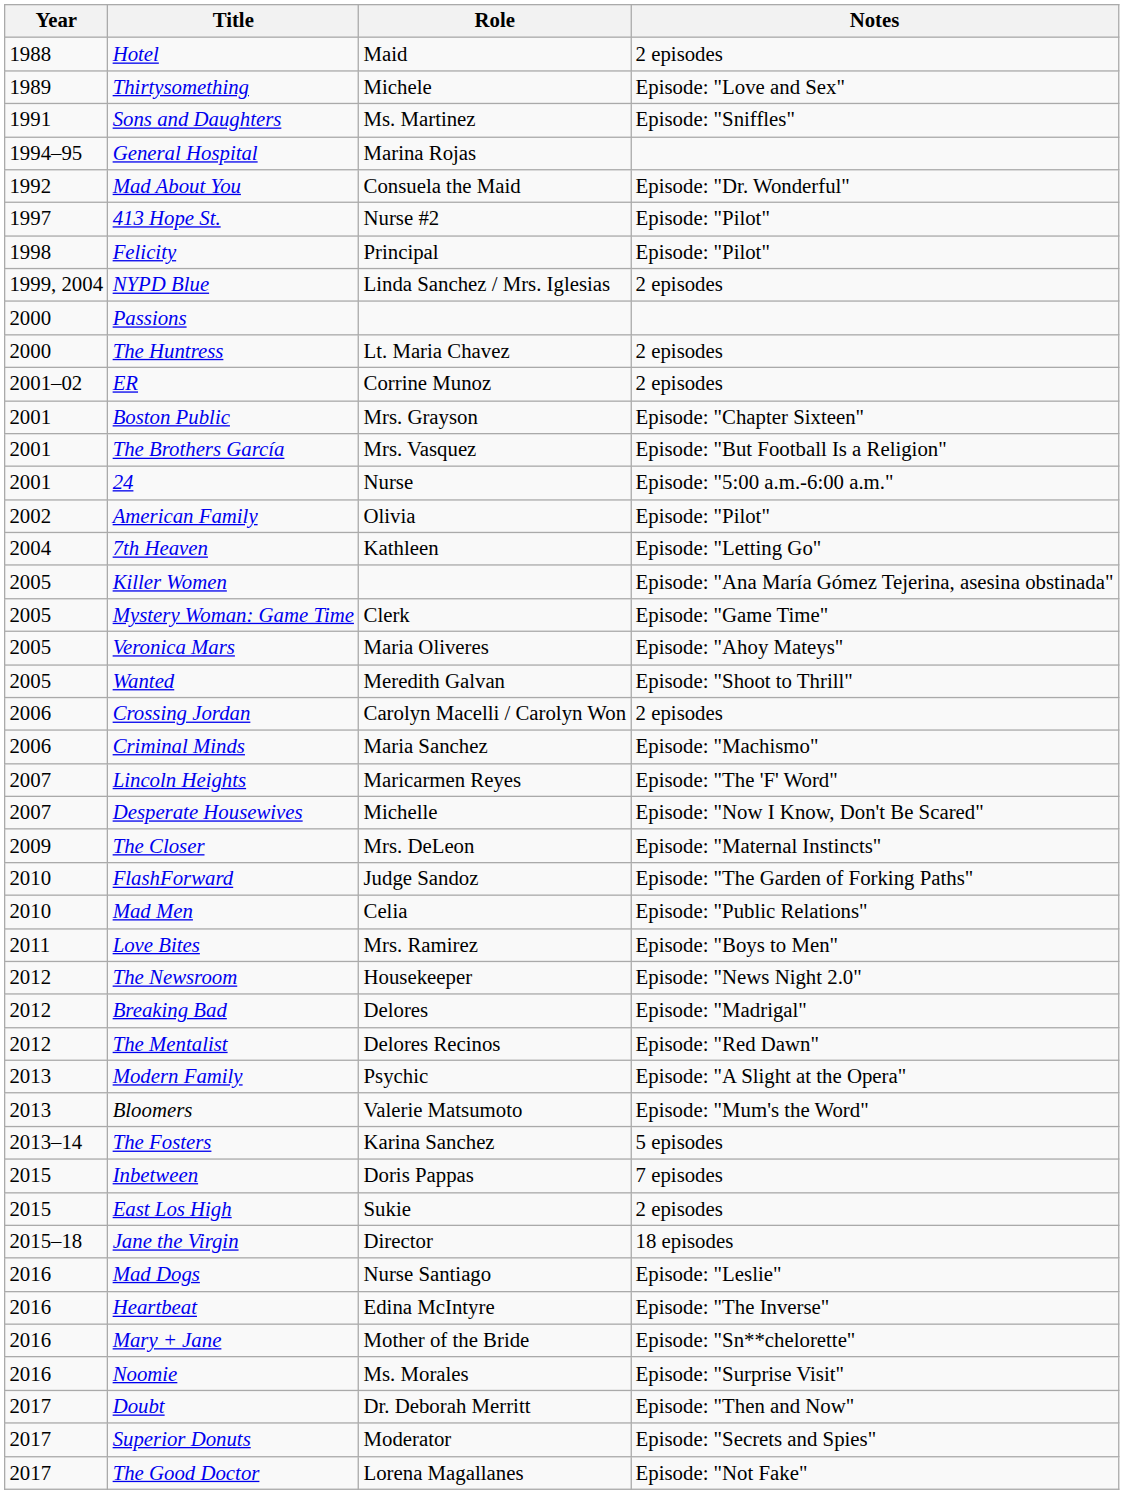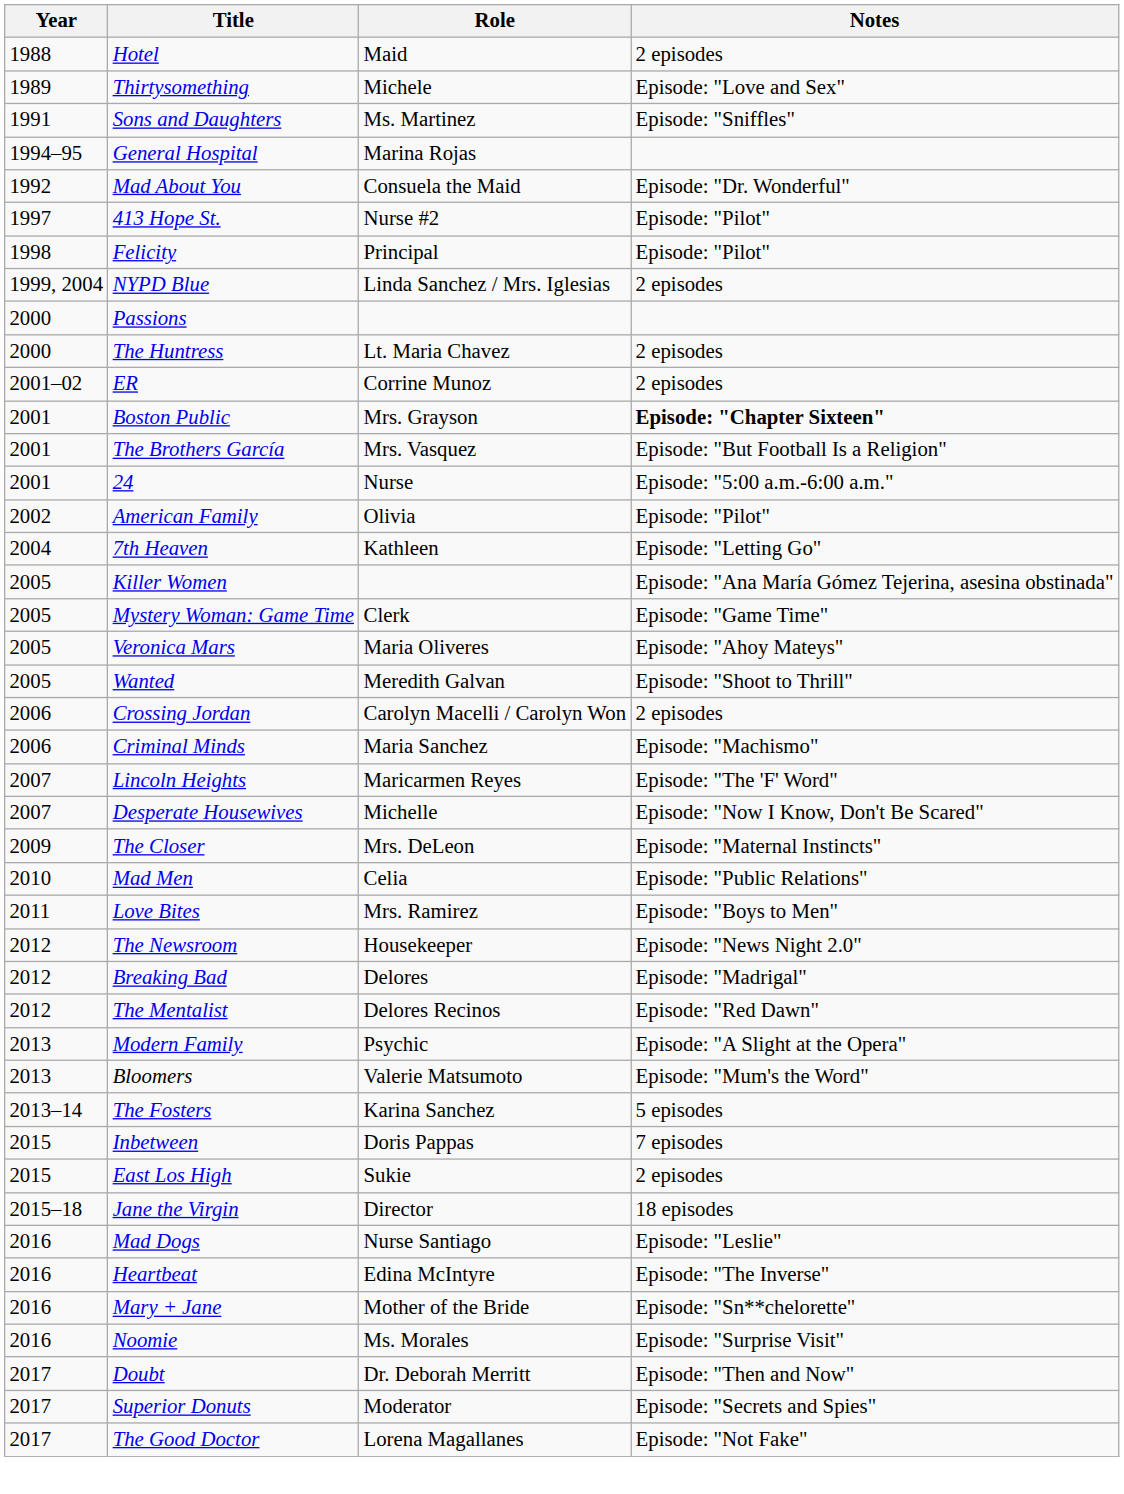(750, 416) normal -> (760, 416) bold
- row: (173, 878)
